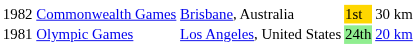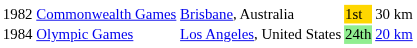(18, 34) 1981 -> (18, 34) 1984
